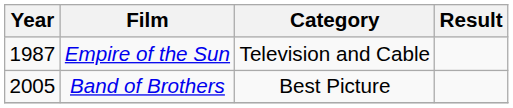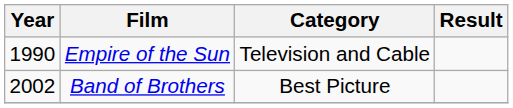(32, 53) 1987 -> (32, 53) 1990
(32, 86) 2005 -> (32, 86) 2002
